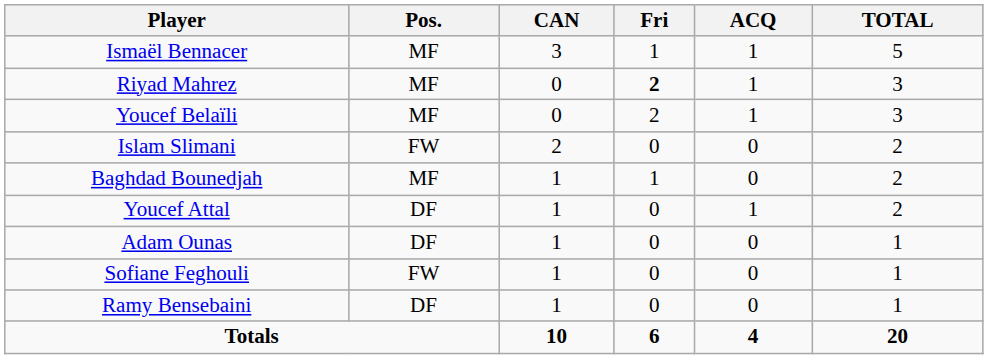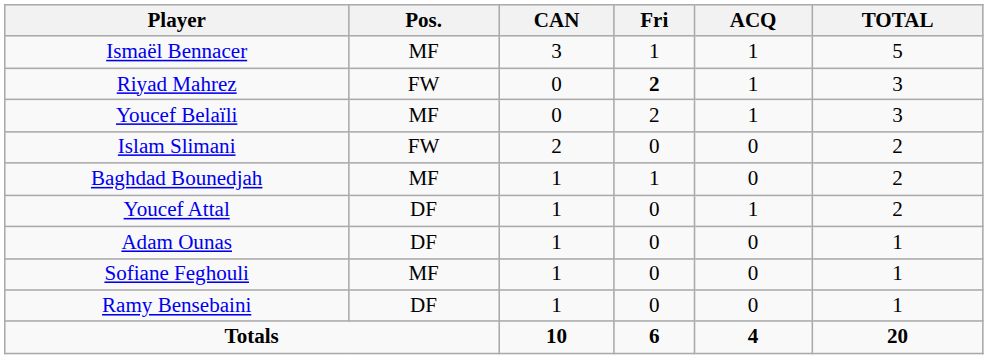(424, 83) MF -> (424, 83) FW
(424, 273) FW -> (424, 273) MF
